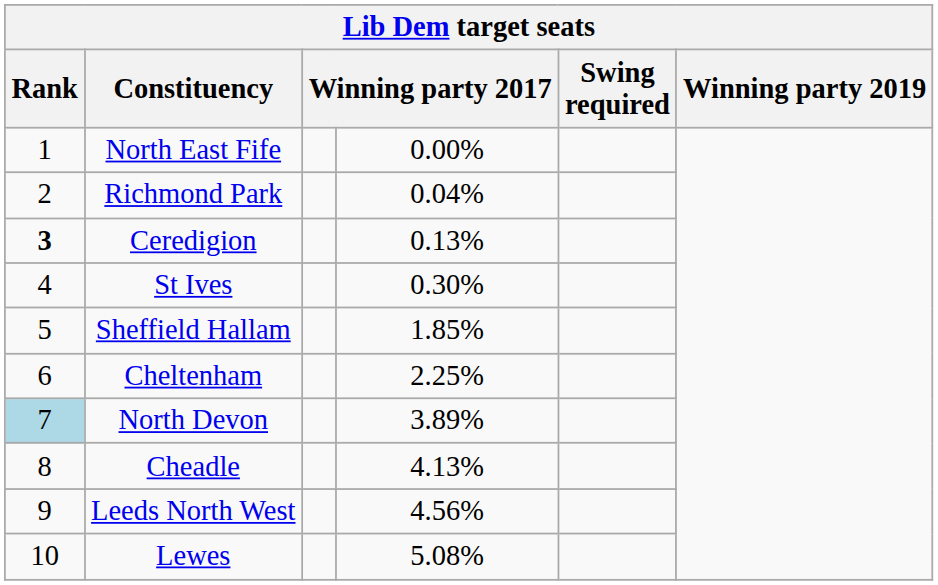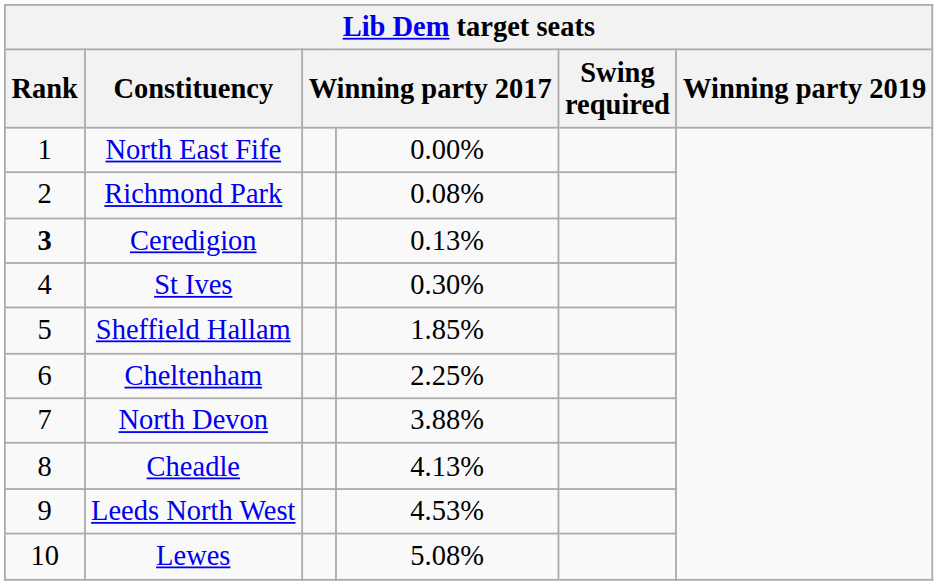(447, 194) 0.04% -> (447, 194) 0.08%
(45, 420) lightblue background -> (45, 420) no background
(447, 420) 3.89% -> (447, 420) 3.88%
(447, 510) 4.56% -> (447, 510) 4.53%
